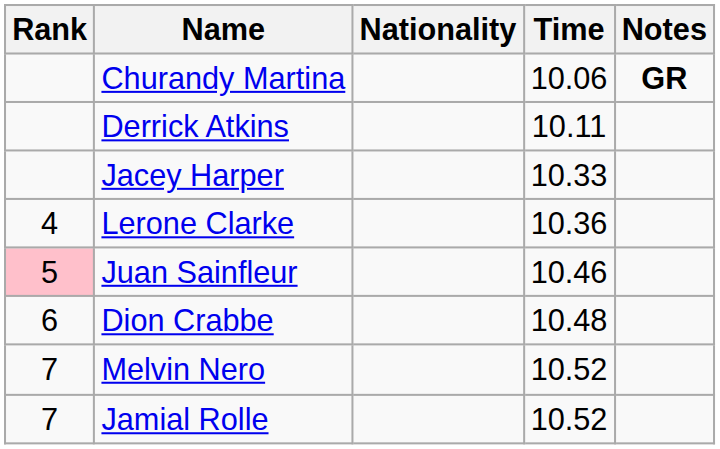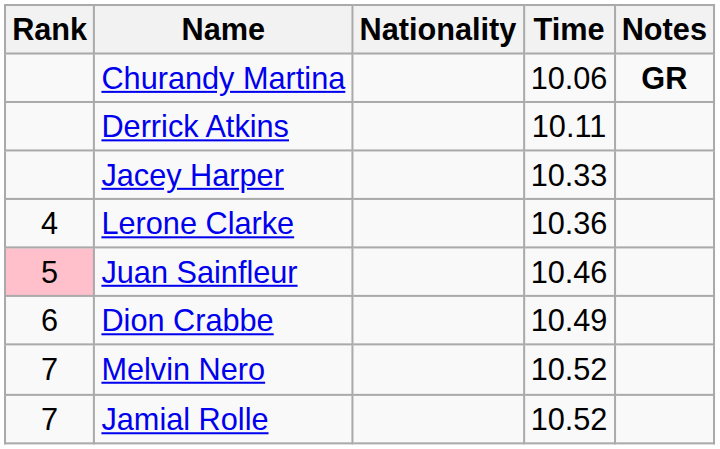(569, 321) 10.48 -> (569, 321) 10.49
